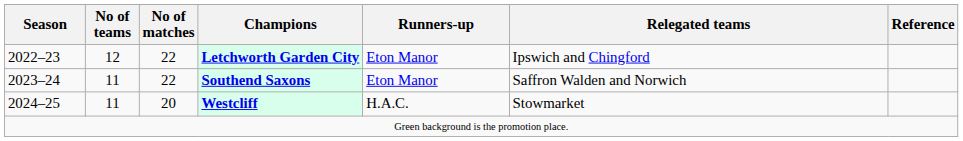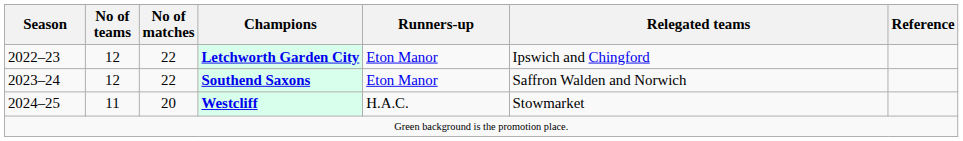(112, 80) 11 -> (112, 80) 12
